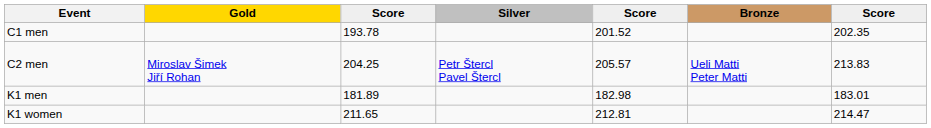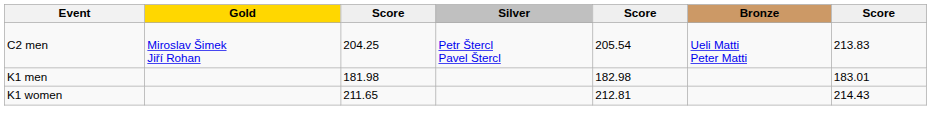- row: (28, 32)
(613, 63) 205.57 -> (613, 45) 205.54
(361, 95) 181.89 -> (361, 77) 181.98
(852, 114) 214.47 -> (852, 95) 214.43
